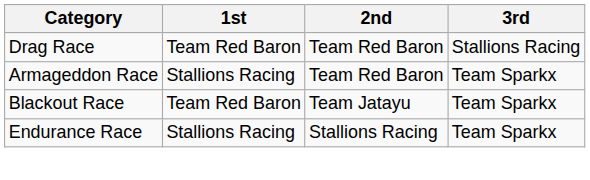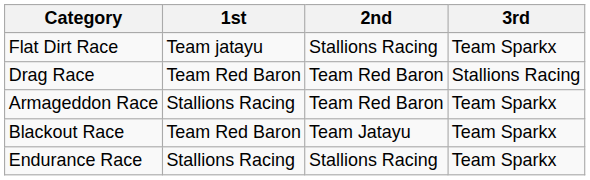+ row: (63, 47)
